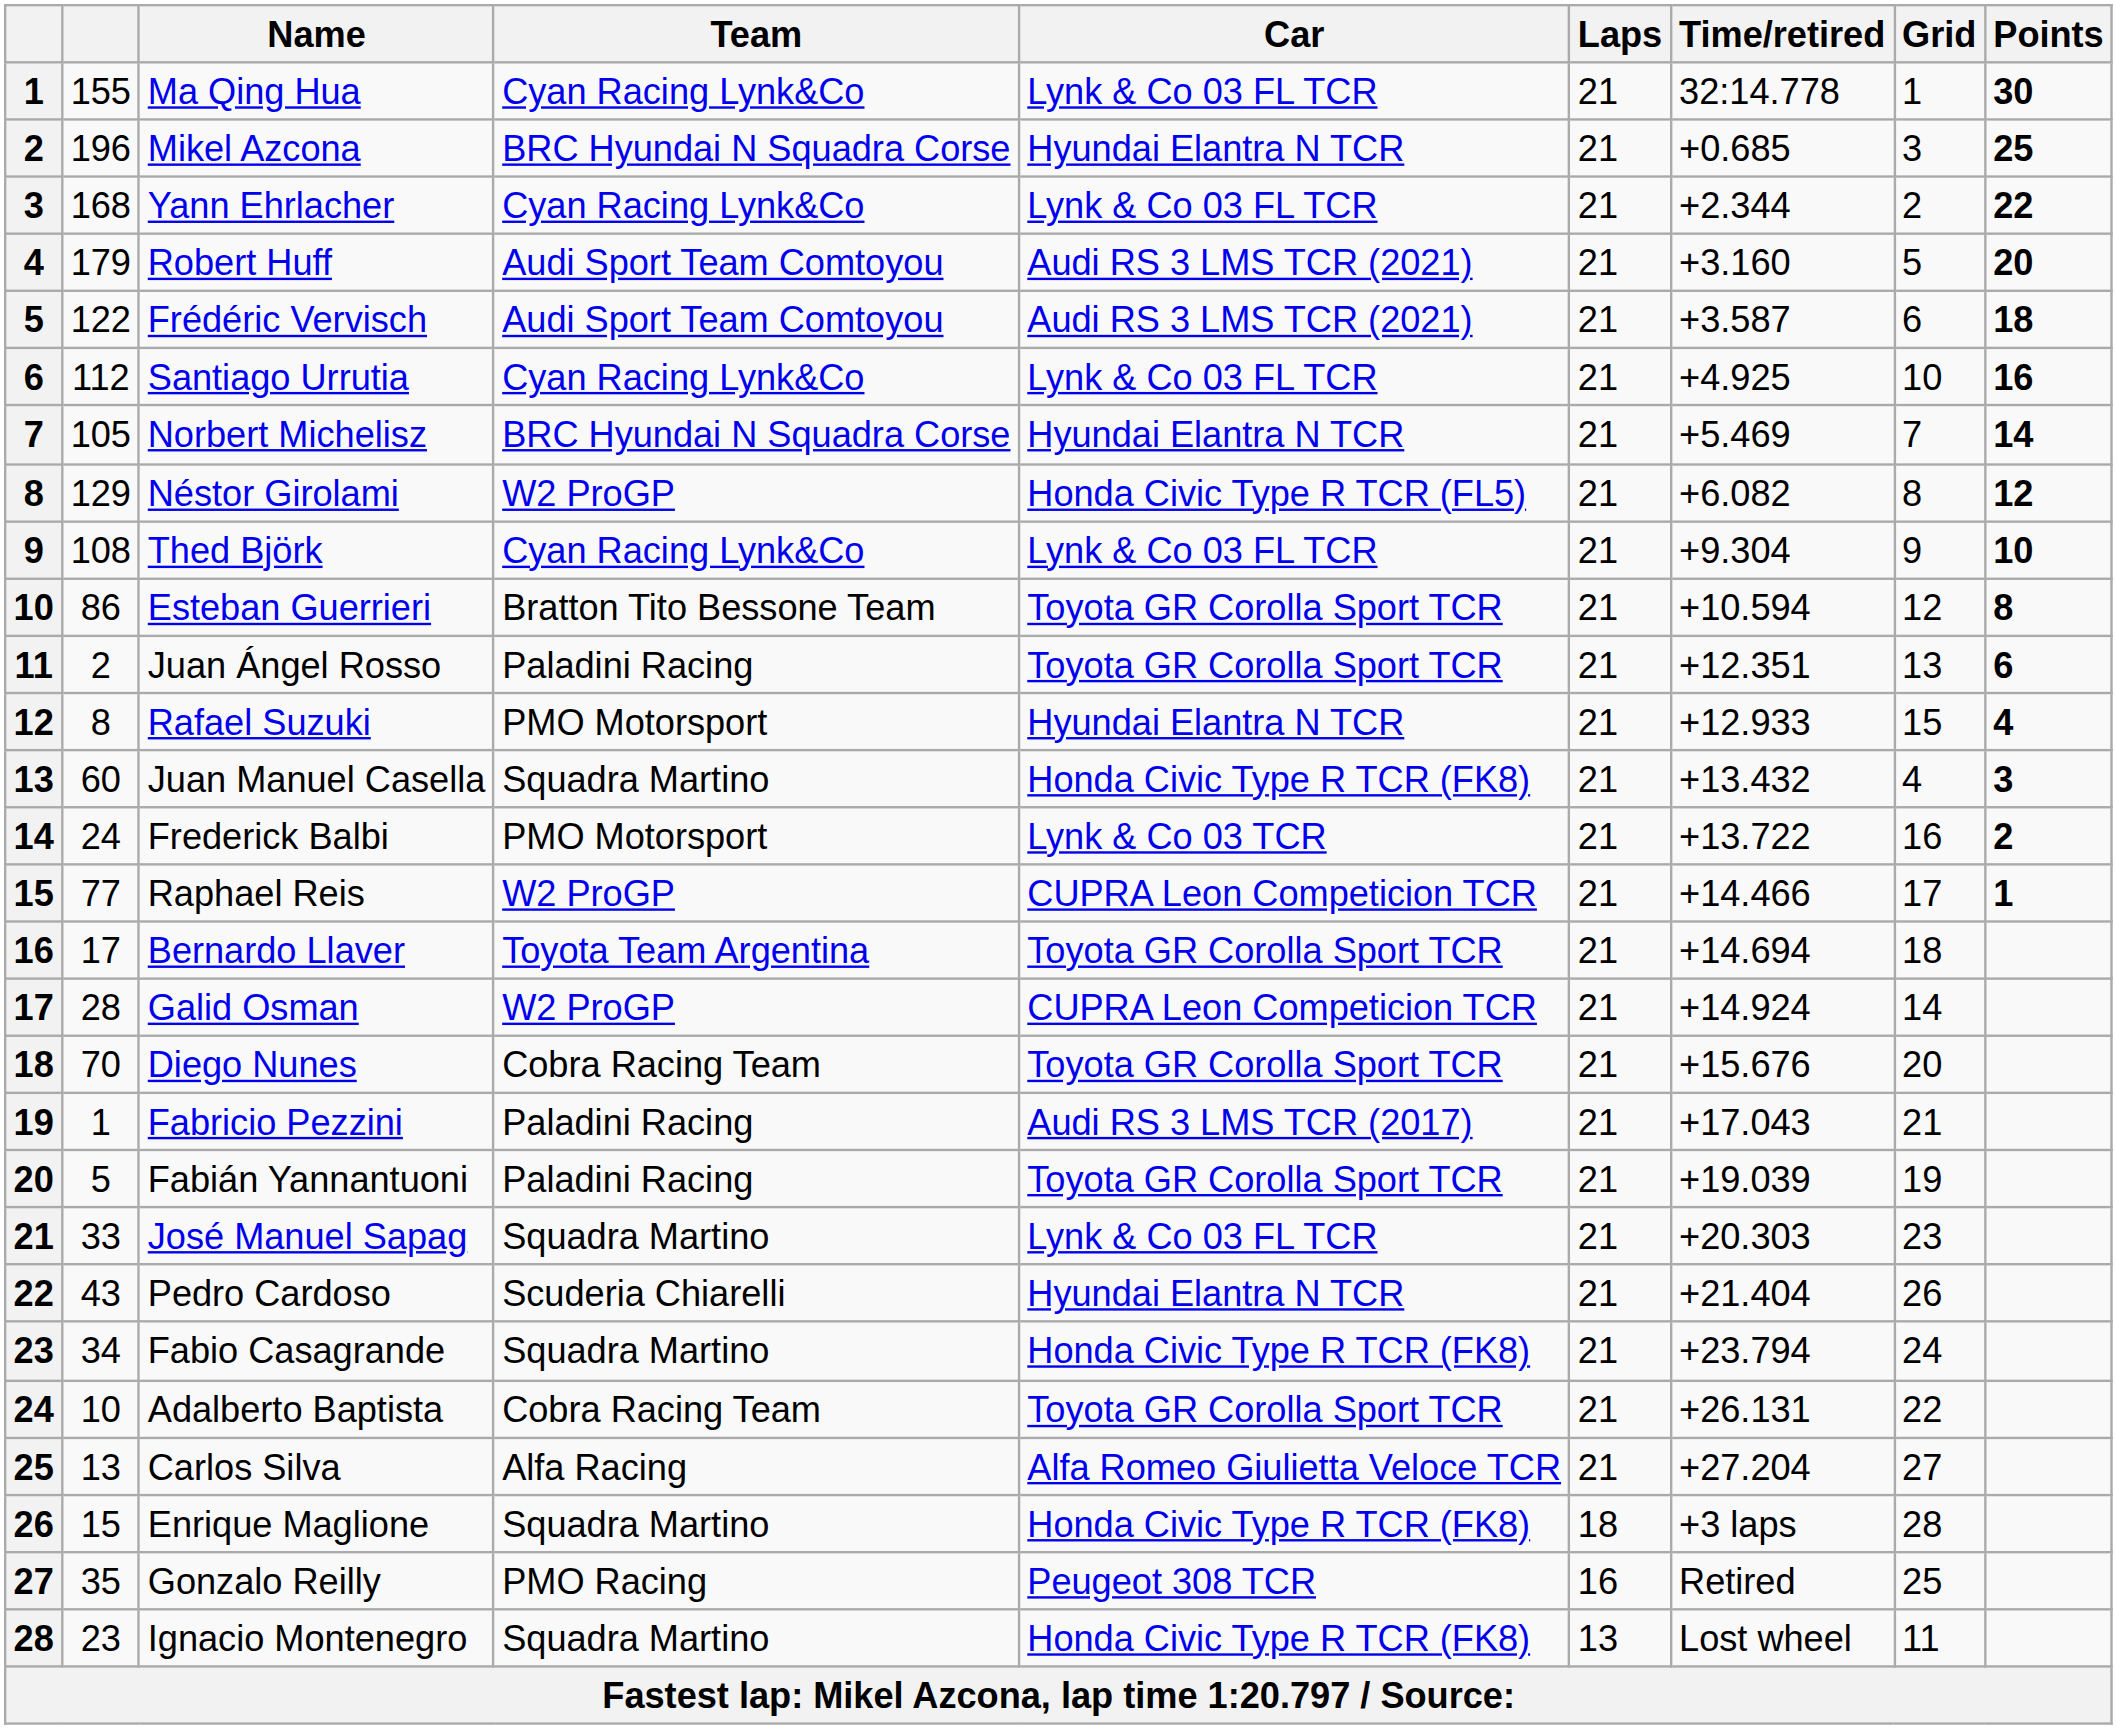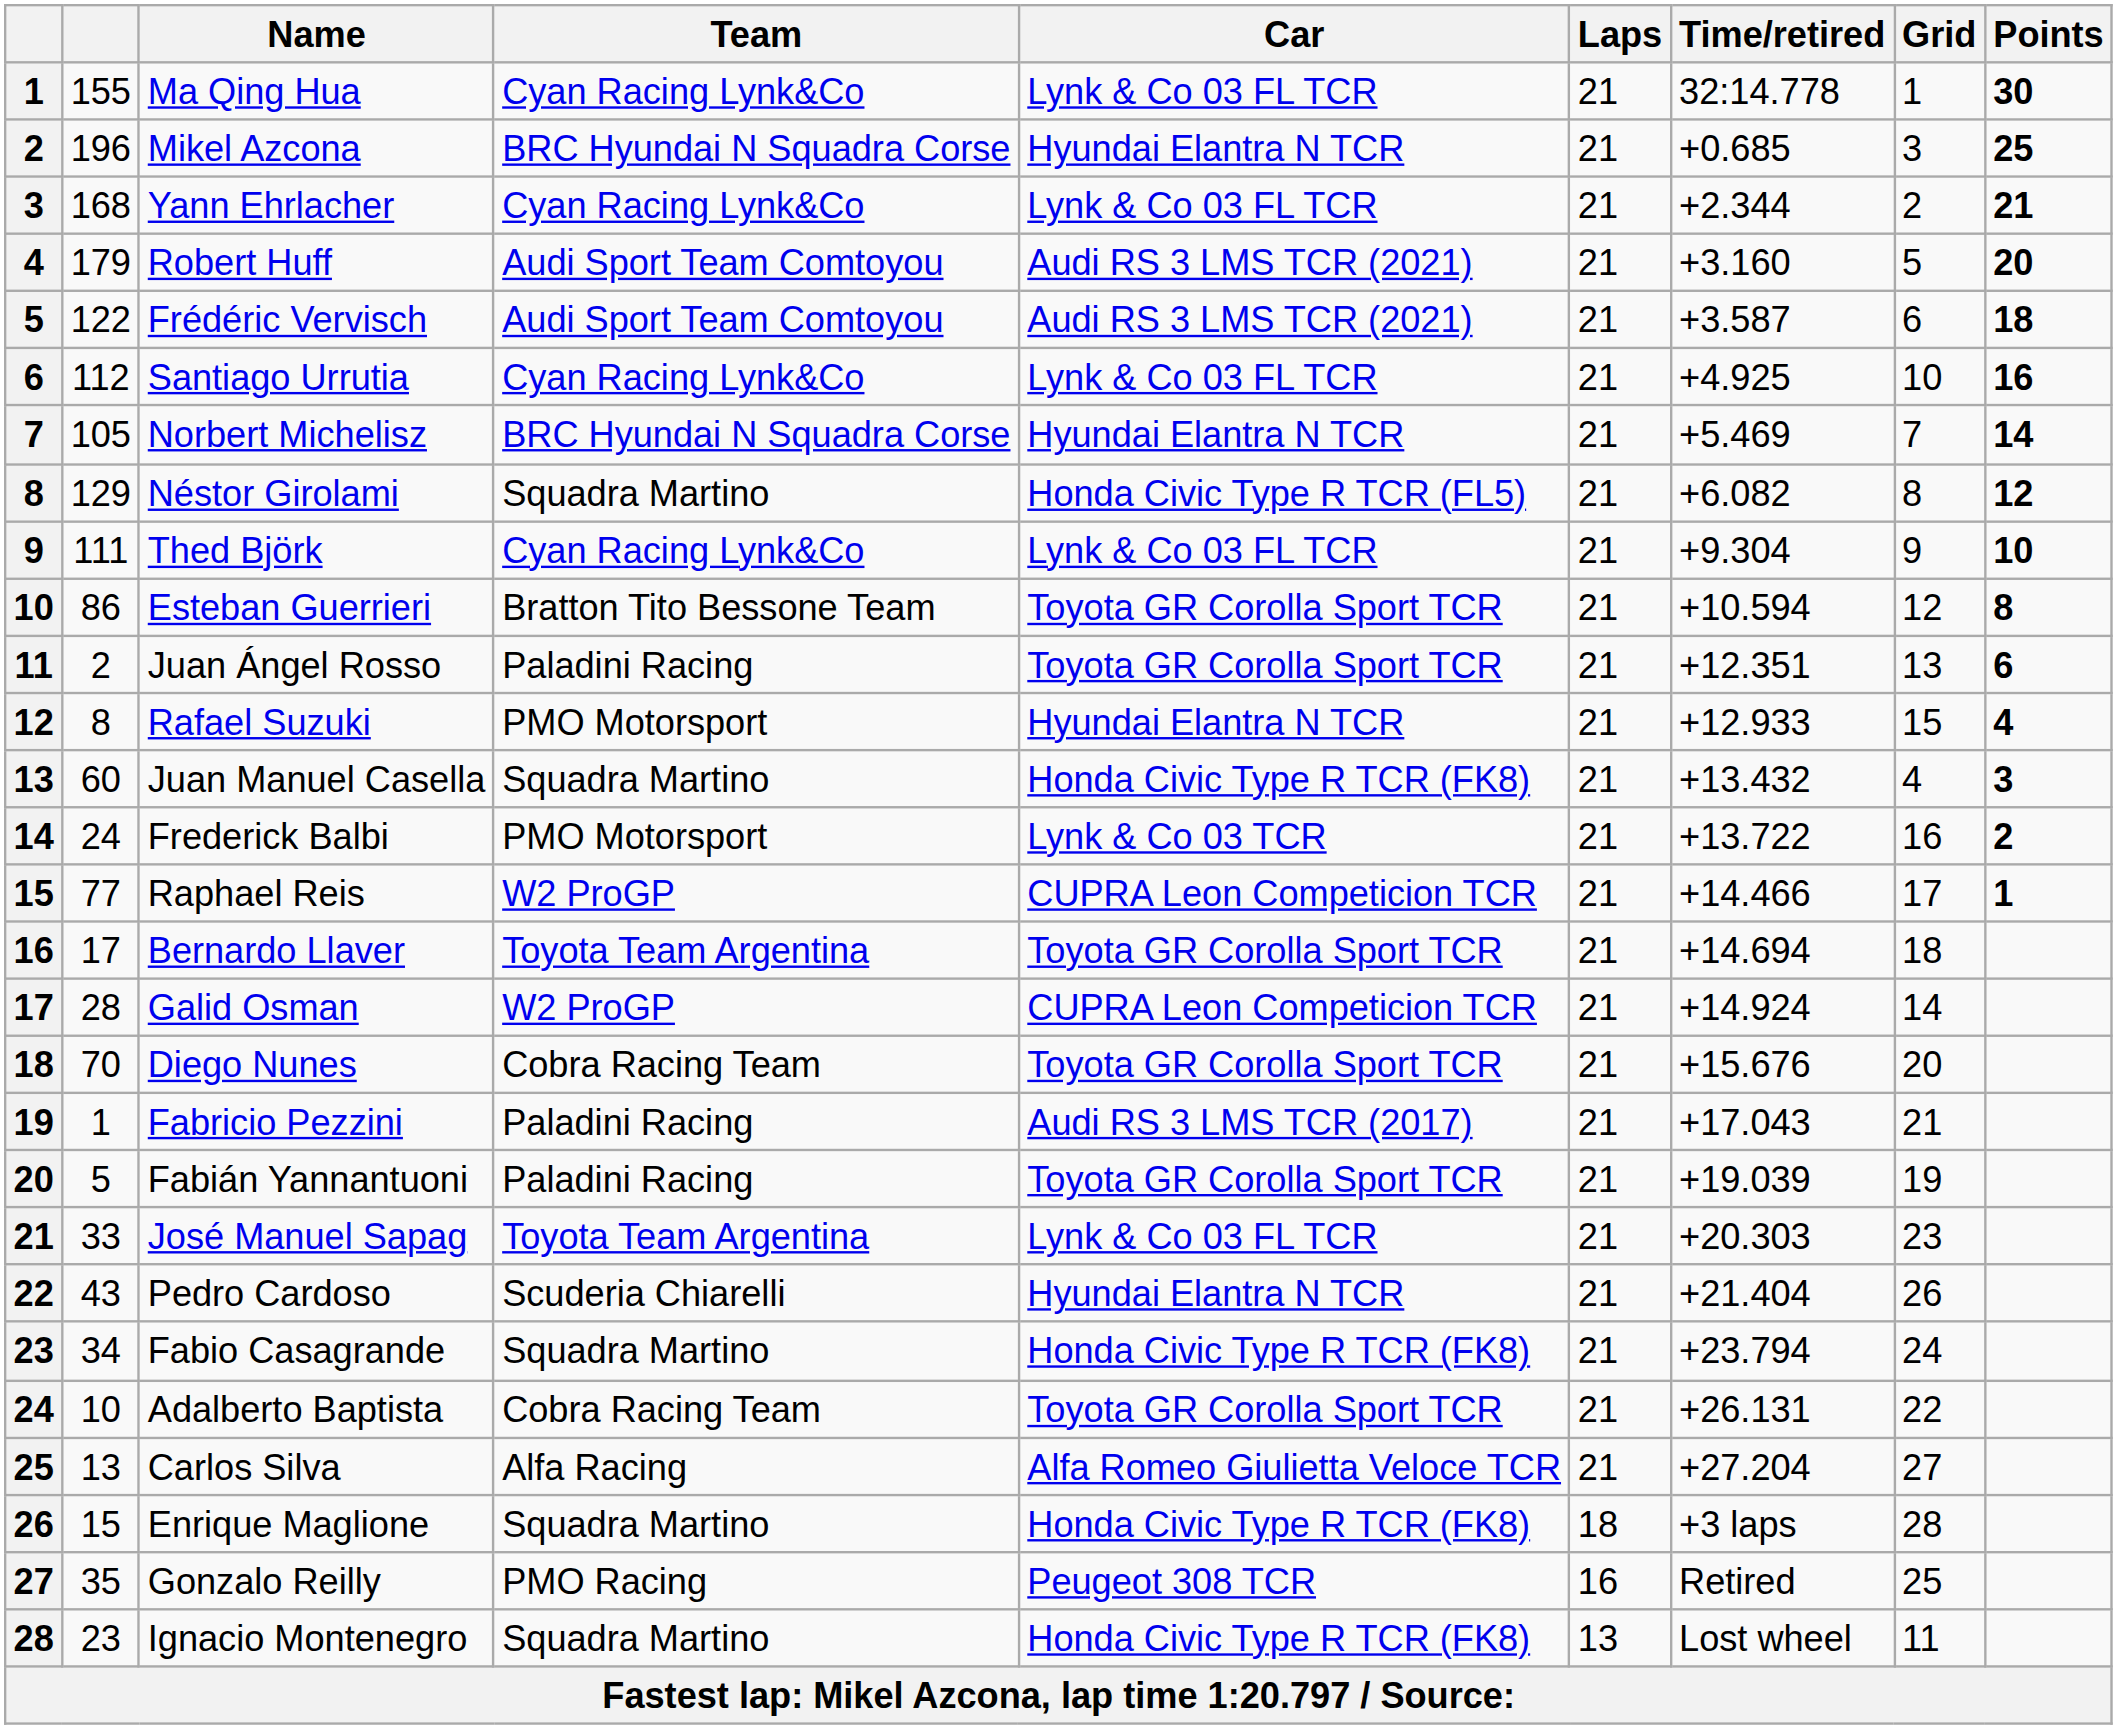(2013, 206) 22 -> (2013, 206) 21
(589, 492) W2 ProGP -> (636, 492) Squadra Martino
(101, 549) 108 -> (101, 549) 111
(636, 1237) Squadra Martino -> (686, 1237) Toyota Team Argentina
